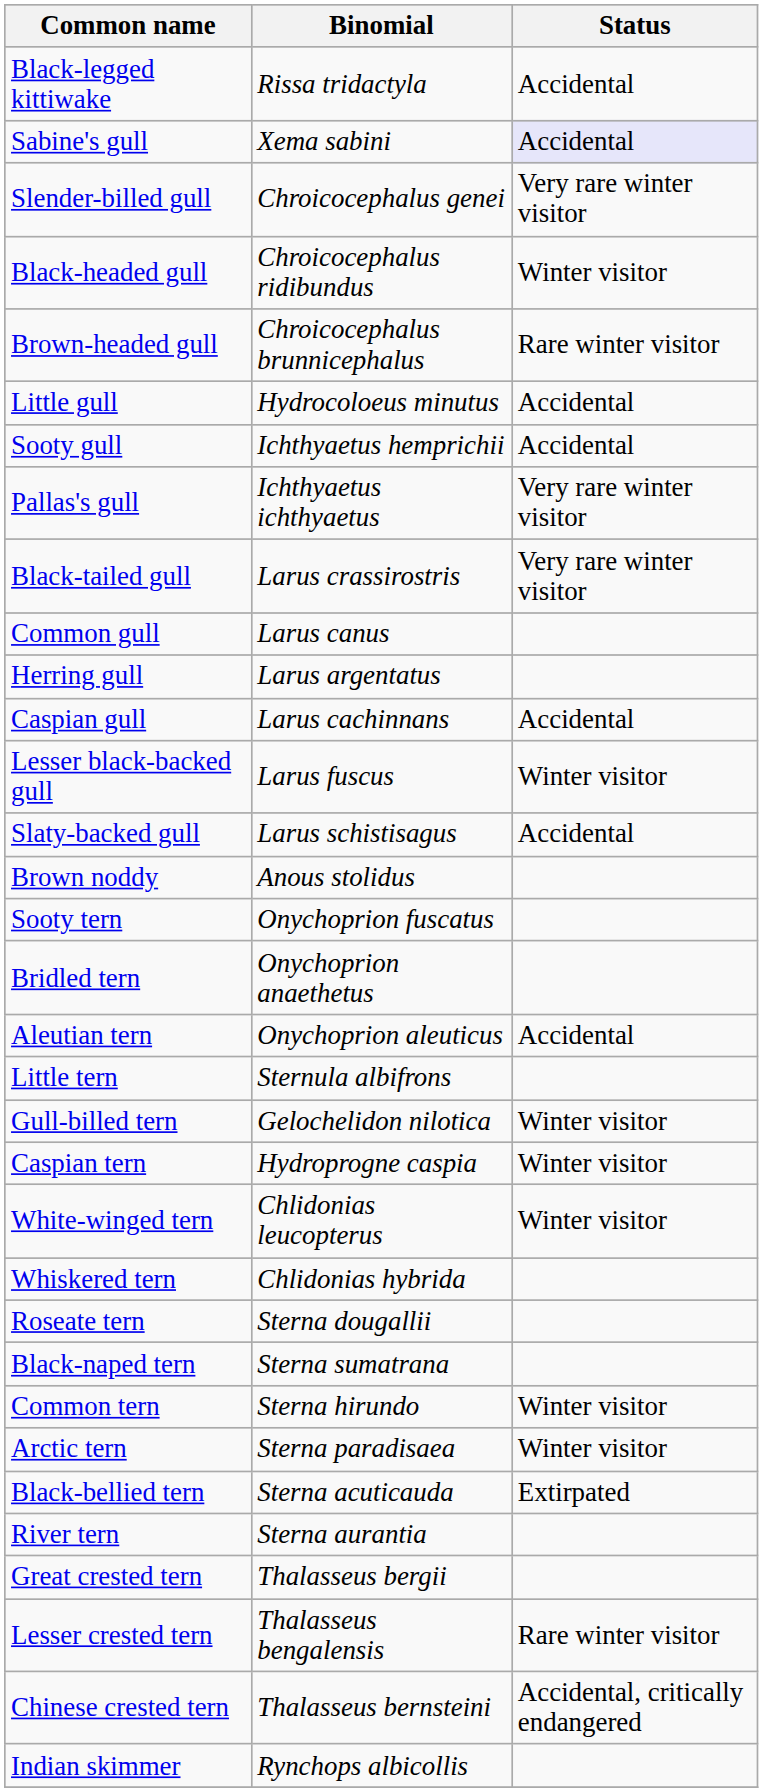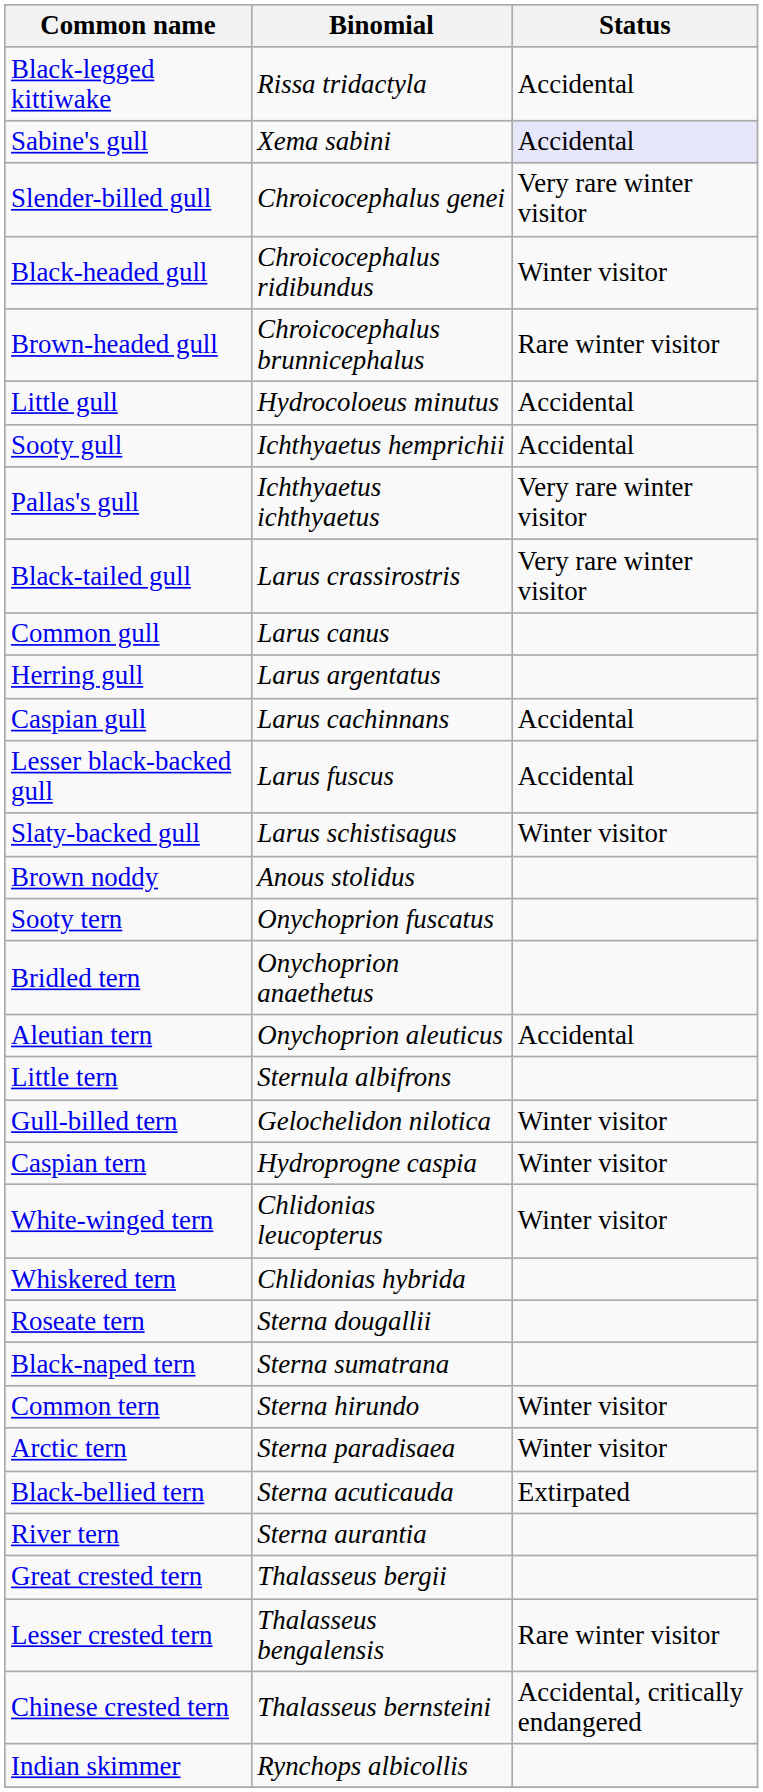(592, 776) Winter visitor -> (576, 776) Accidental
(576, 834) Accidental -> (592, 834) Winter visitor
